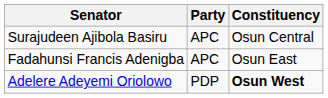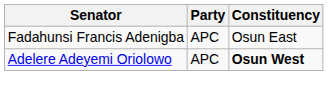- row: (87, 37)
(205, 81) PDP -> (205, 59) APC
